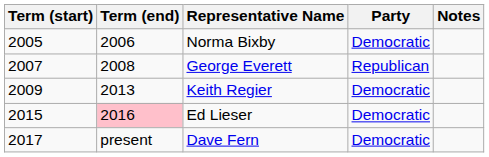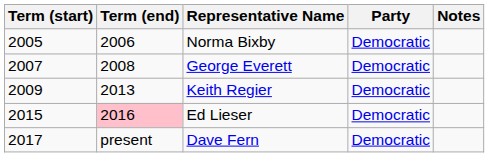(390, 66) Republican -> (391, 66) Democratic
